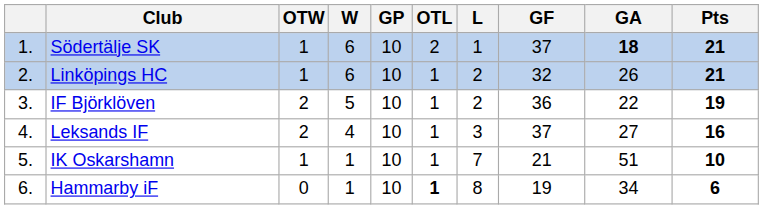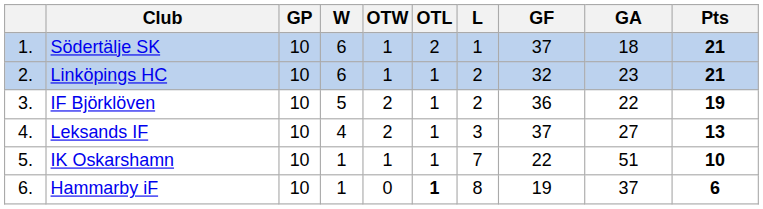columns swapped: (392, 18) <-> (304, 18)
(628, 47) bold -> (628, 47) normal
(628, 75) 26 -> (628, 75) 23
(715, 132) 16 -> (715, 132) 13
(542, 160) 21 -> (542, 160) 22
(628, 189) 34 -> (628, 189) 37
